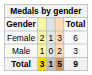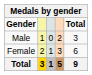rows swapped: (21, 50) <-> (21, 37)
